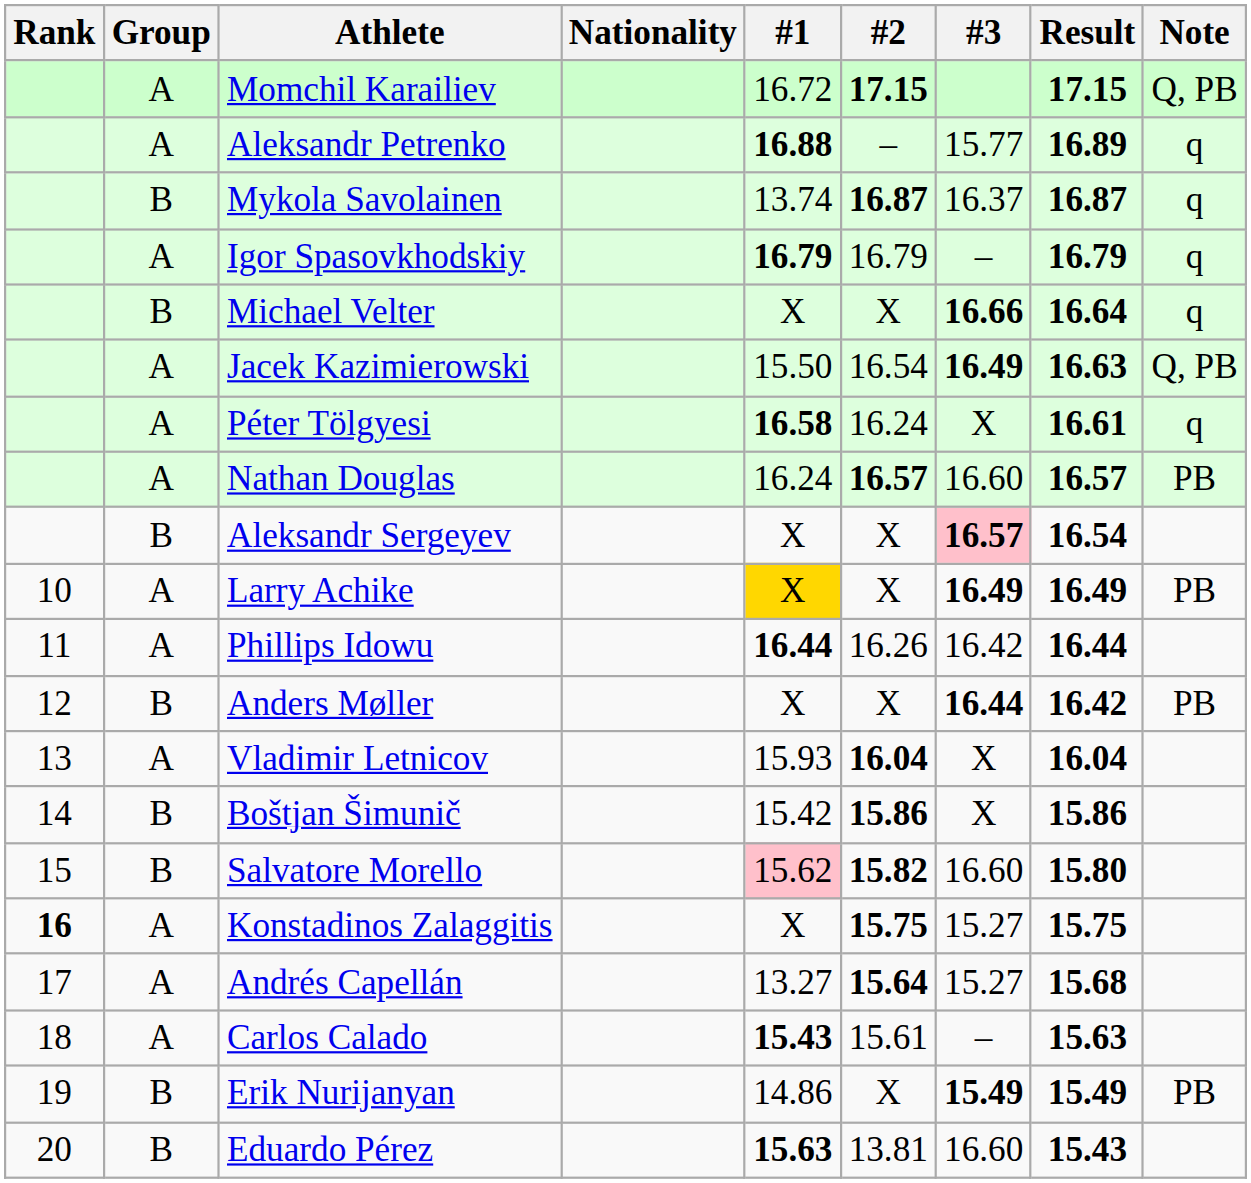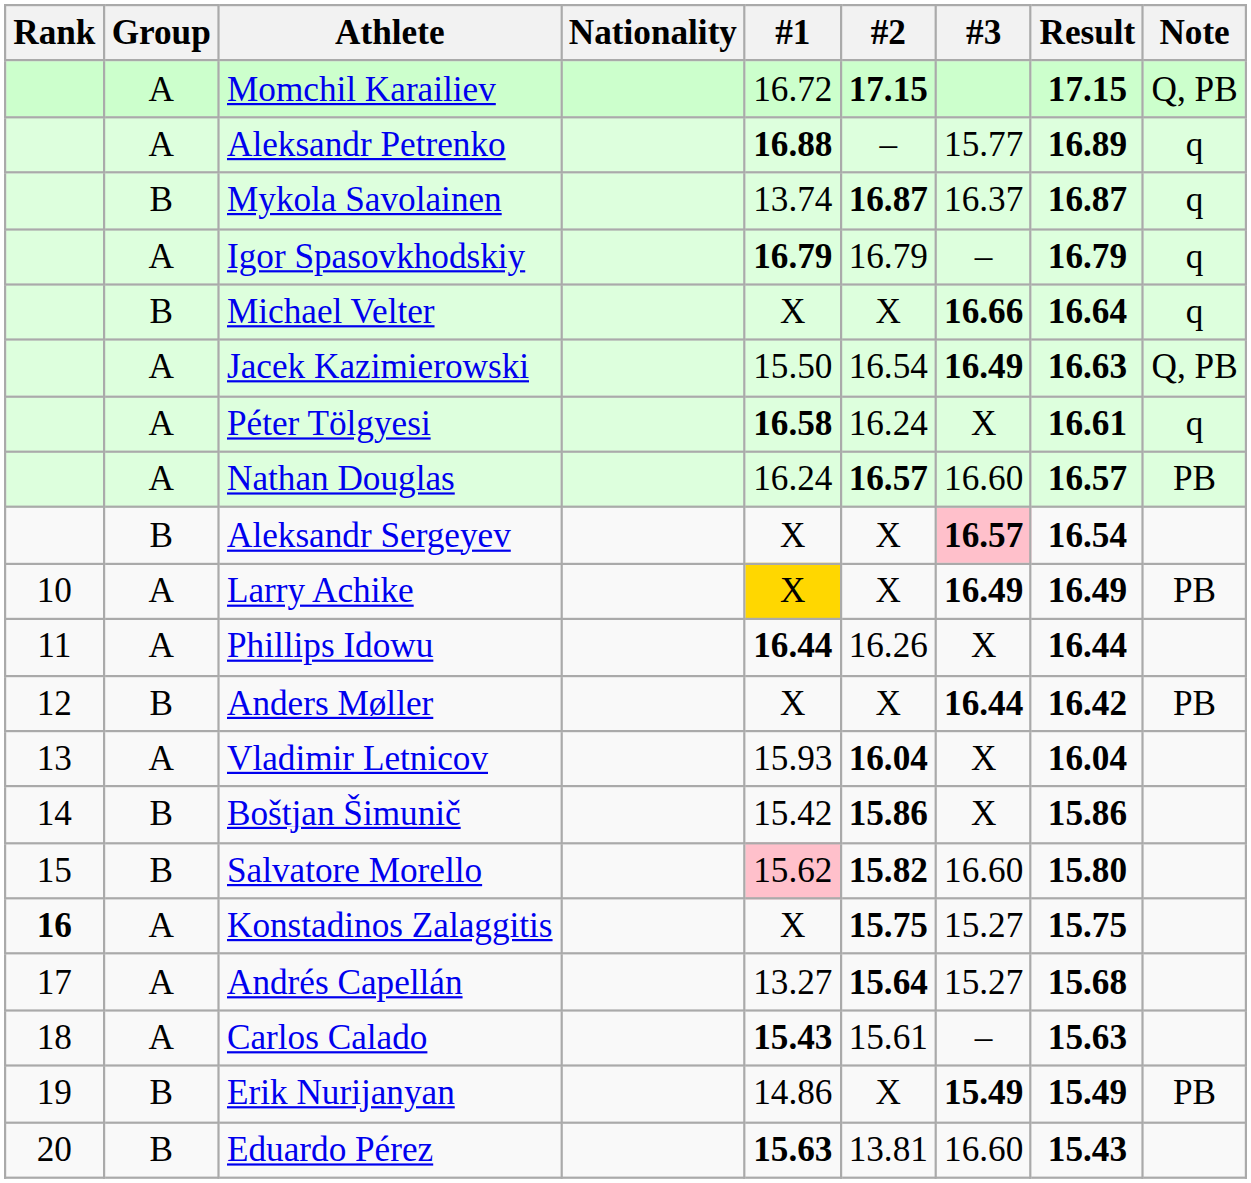(984, 646) 16.42 -> (984, 646) X
